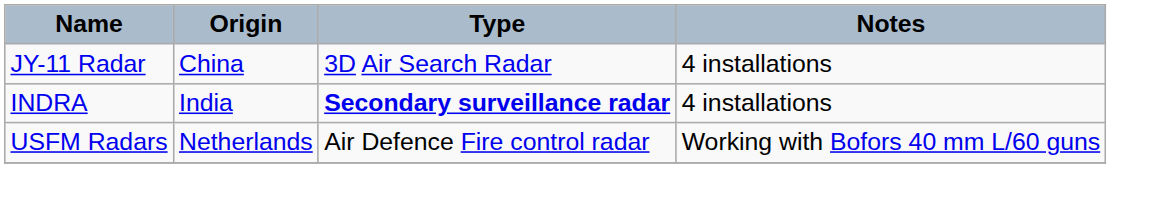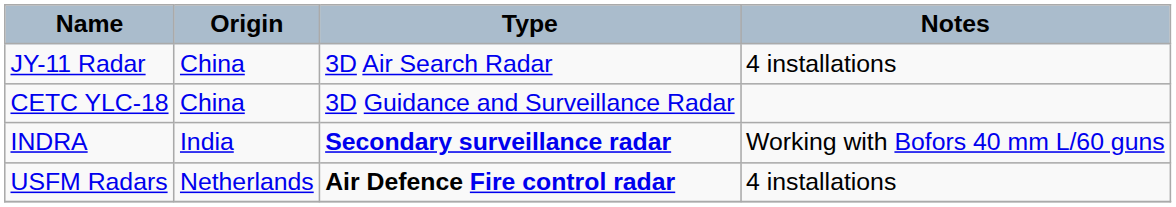+ row: (90, 102)
(757, 102) 4 installations -> (955, 142) Working with Bofors 40 mm L/60 guns
(487, 142) normal -> (500, 181) bold
(891, 142) Working with Bofors 40 mm L/60 guns -> (821, 181) 4 installations
